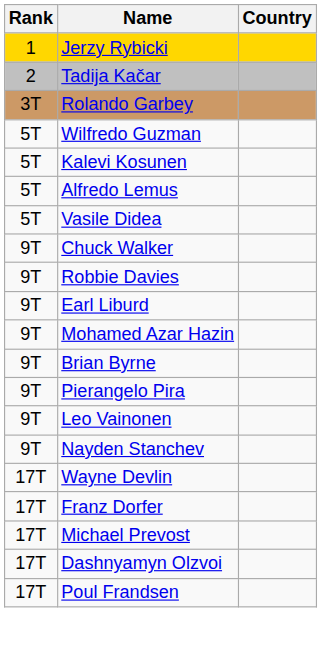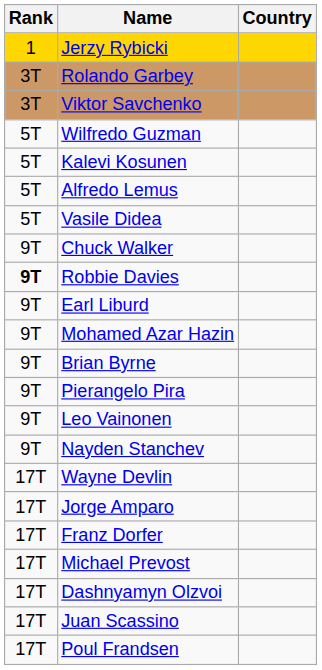- row: (111, 76)
+ row: (131, 104)
(31, 276) normal -> (31, 276) bold
+ row: (118, 506)
+ row: (120, 620)
